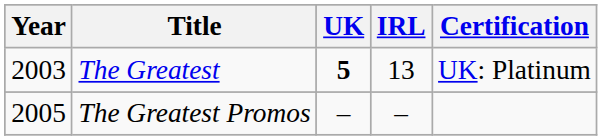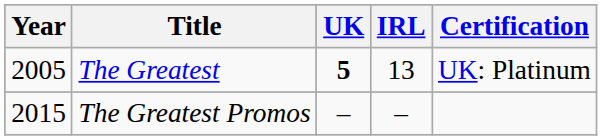(39, 69) 2003 -> (39, 69) 2005
(39, 112) 2005 -> (39, 112) 2015
